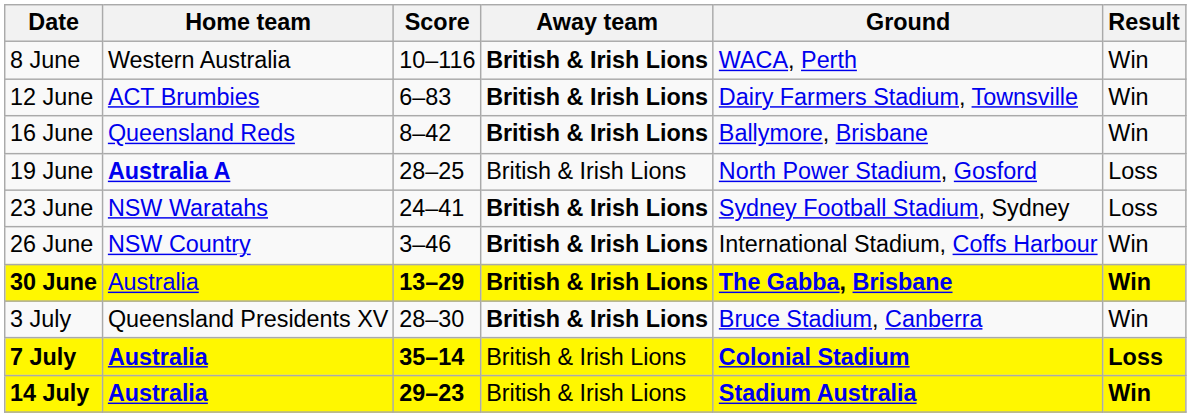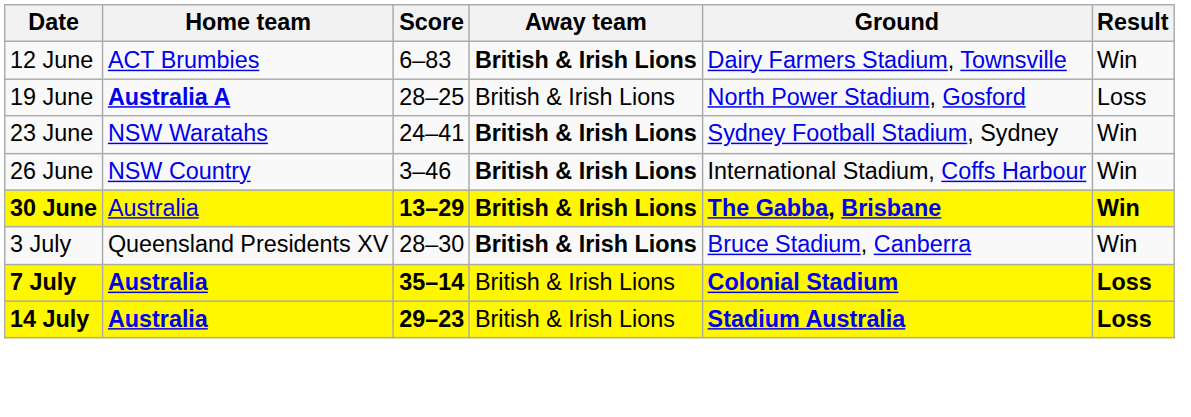- row: (45, 60)
- row: (52, 134)
(1133, 208) Loss -> (1117, 134) Win
(1130, 393) Win -> (1124, 319) Loss
